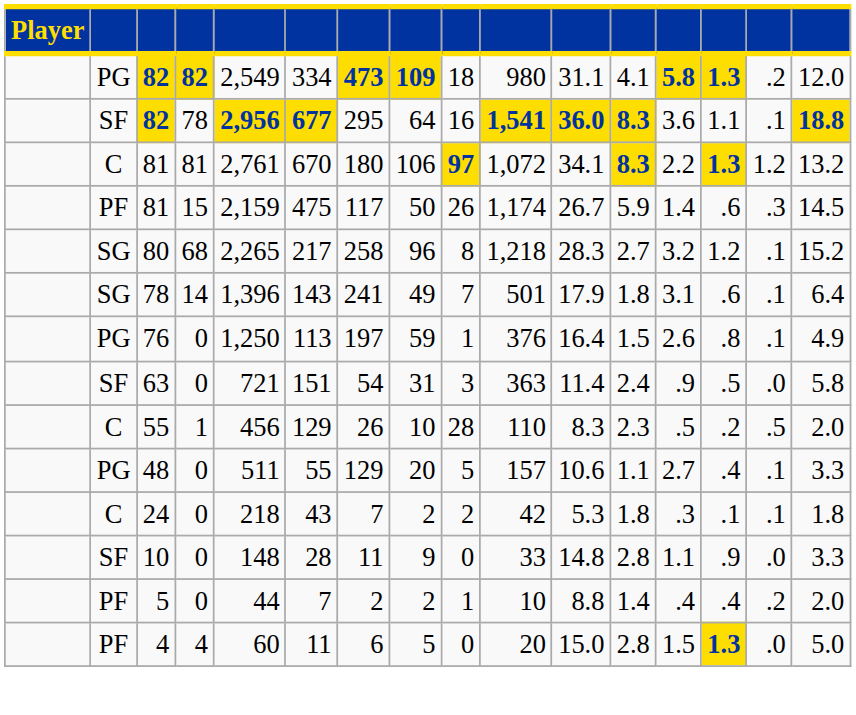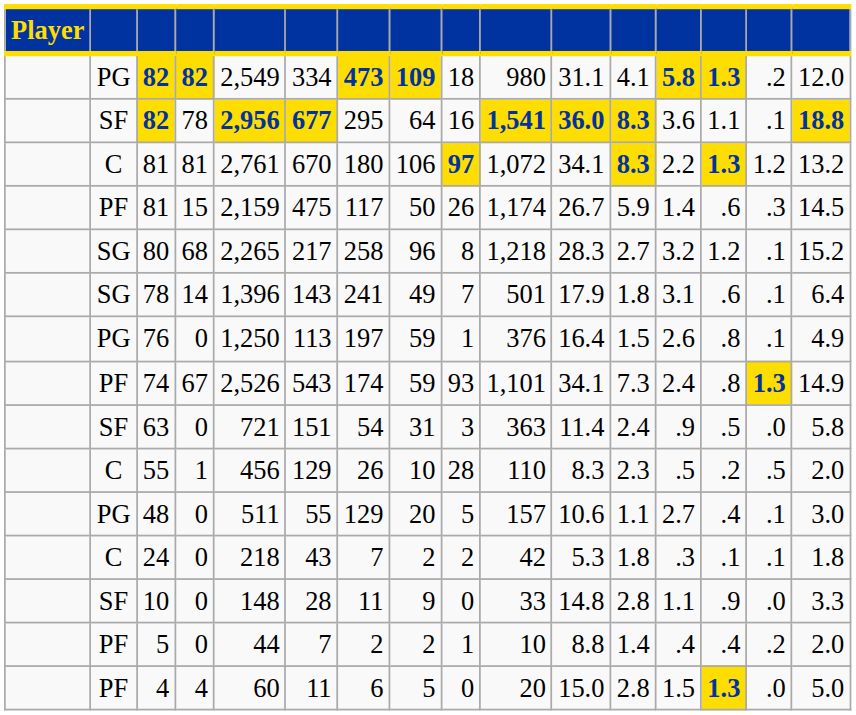+ row: (156, 382)
(828, 469) 3.3 -> (828, 513) 3.0
